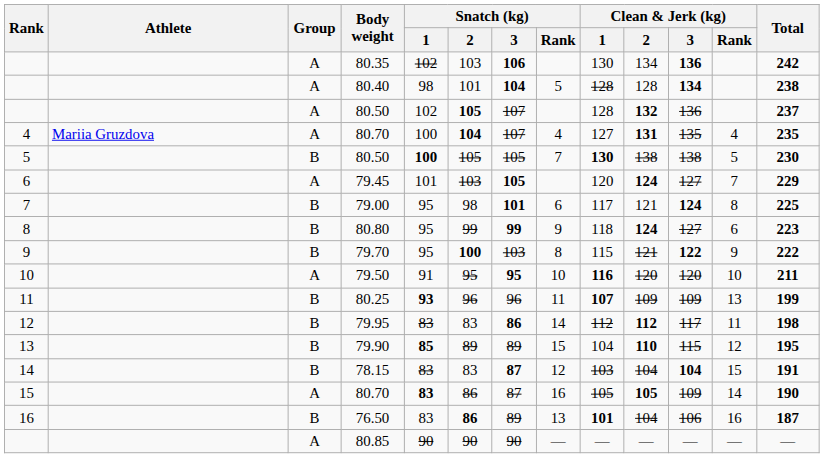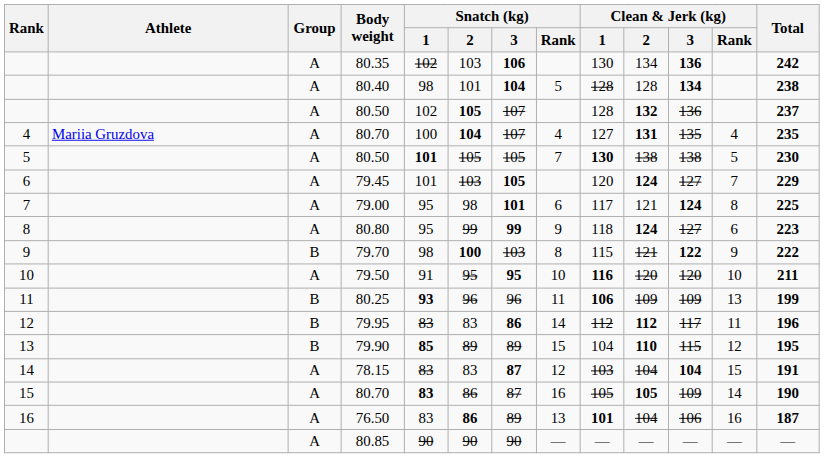(315, 157) B -> (315, 157) A
(426, 157) 100 -> (426, 157) 101
(315, 205) B -> (315, 205) A
(315, 228) B -> (315, 228) A
(426, 252) 95 -> (426, 252) 98
(602, 299) 107 -> (602, 299) 106
(788, 323) 198 -> (788, 323) 196
(315, 370) B -> (315, 370) A
(315, 417) B -> (315, 417) A
